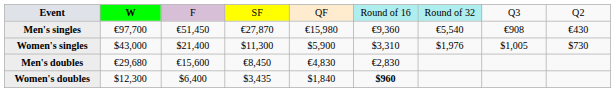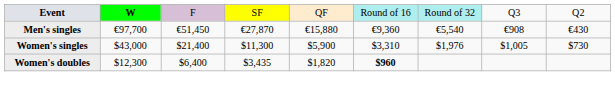(321, 29) €15,980 -> (321, 29) €15,880
- row: (52, 63)
(321, 79) $1,840 -> (321, 63) $1,820
